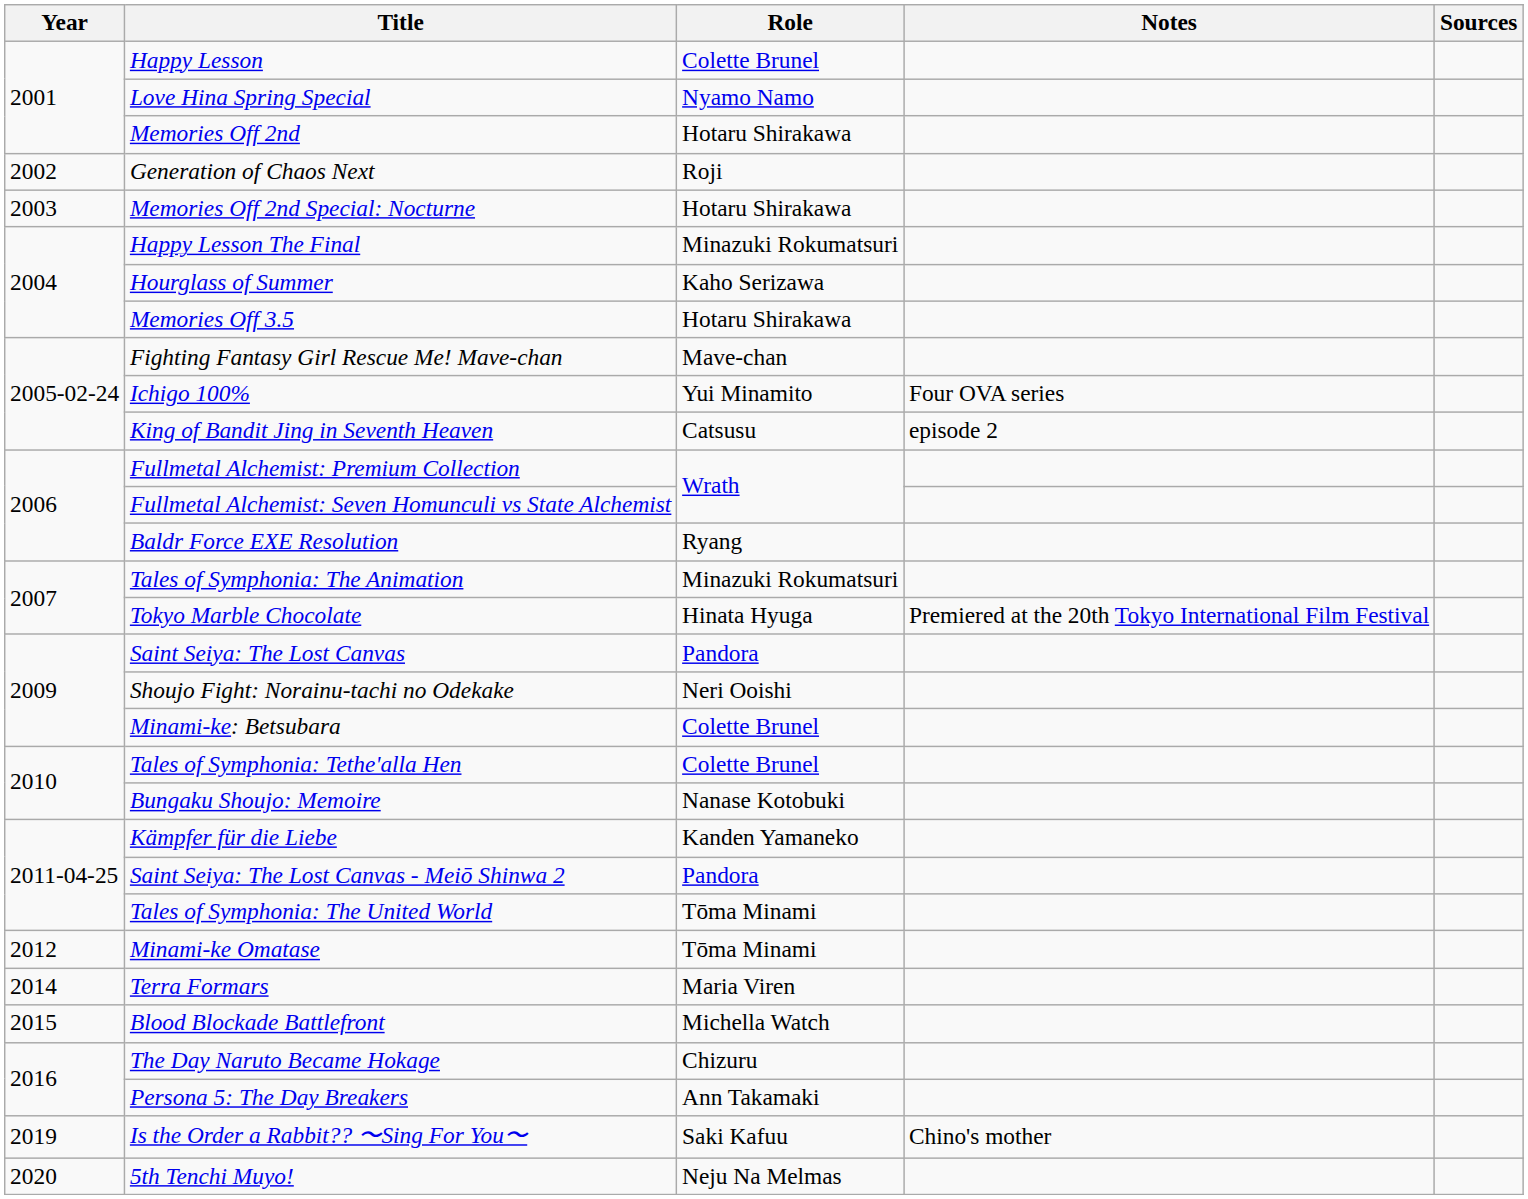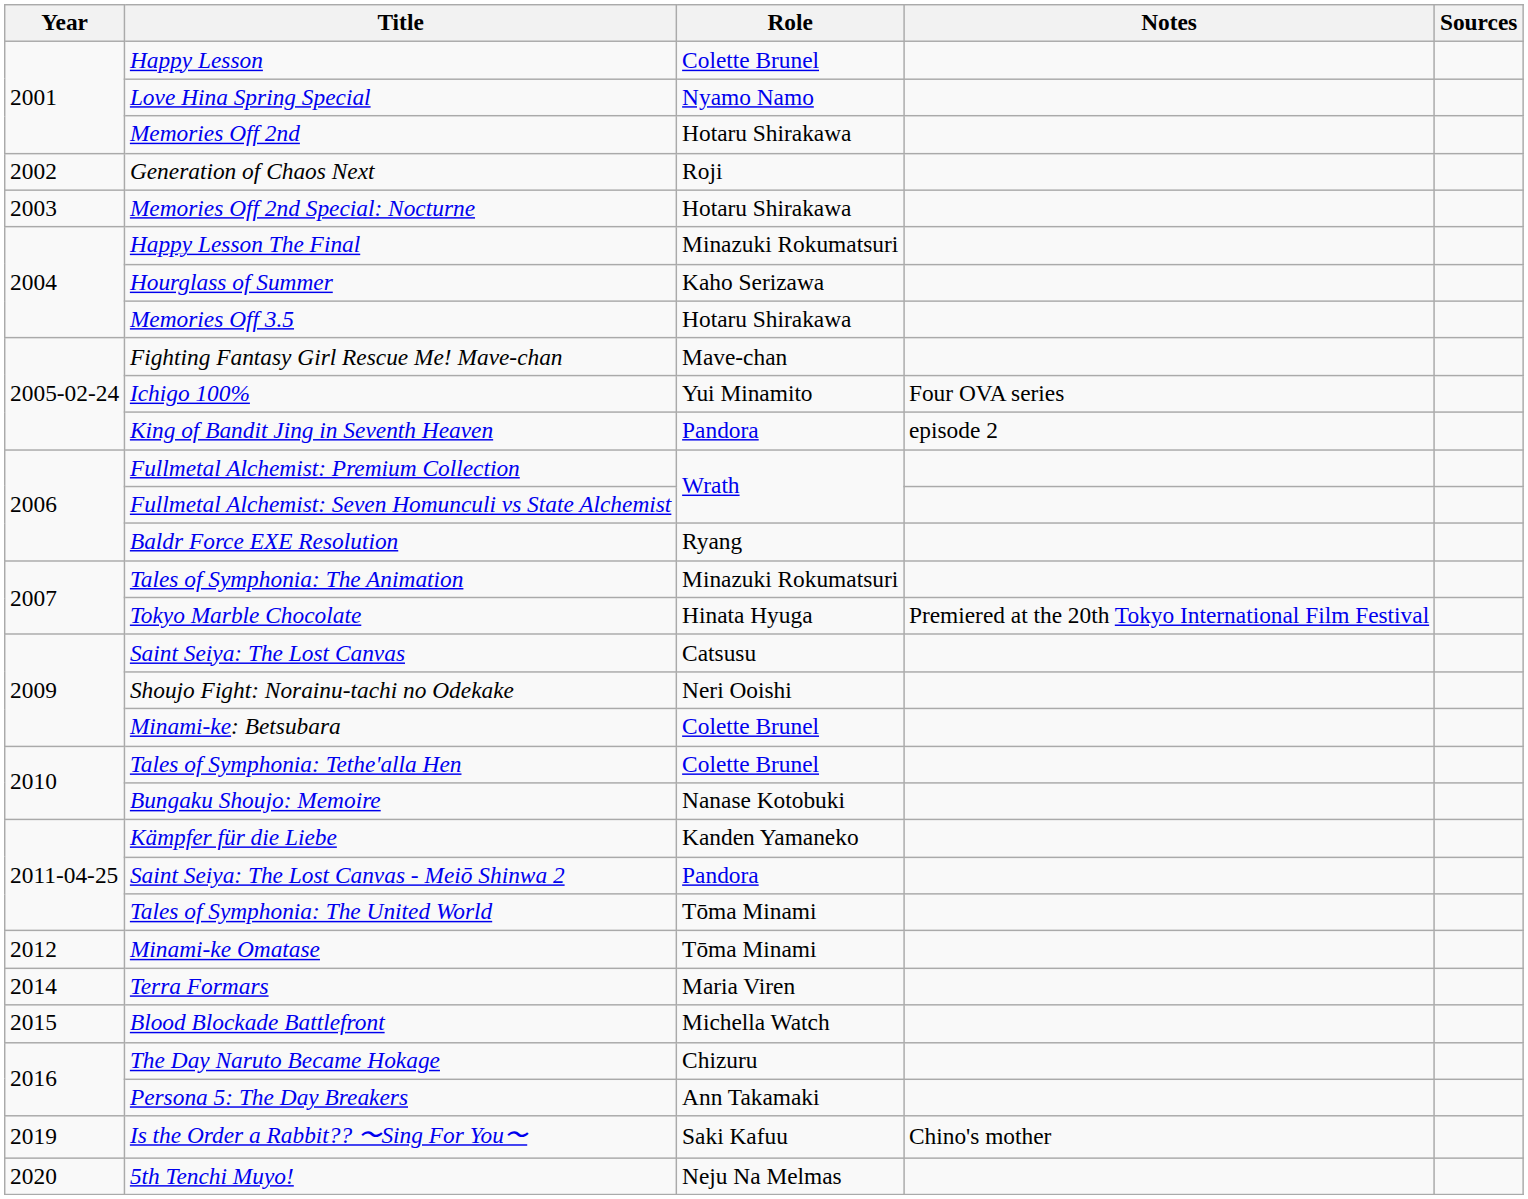(719, 430) Catsusu -> (720, 430) Pandora
(720, 652) Pandora -> (719, 652) Catsusu
